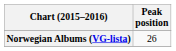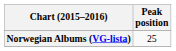(152, 38) 26 -> (152, 38) 25
